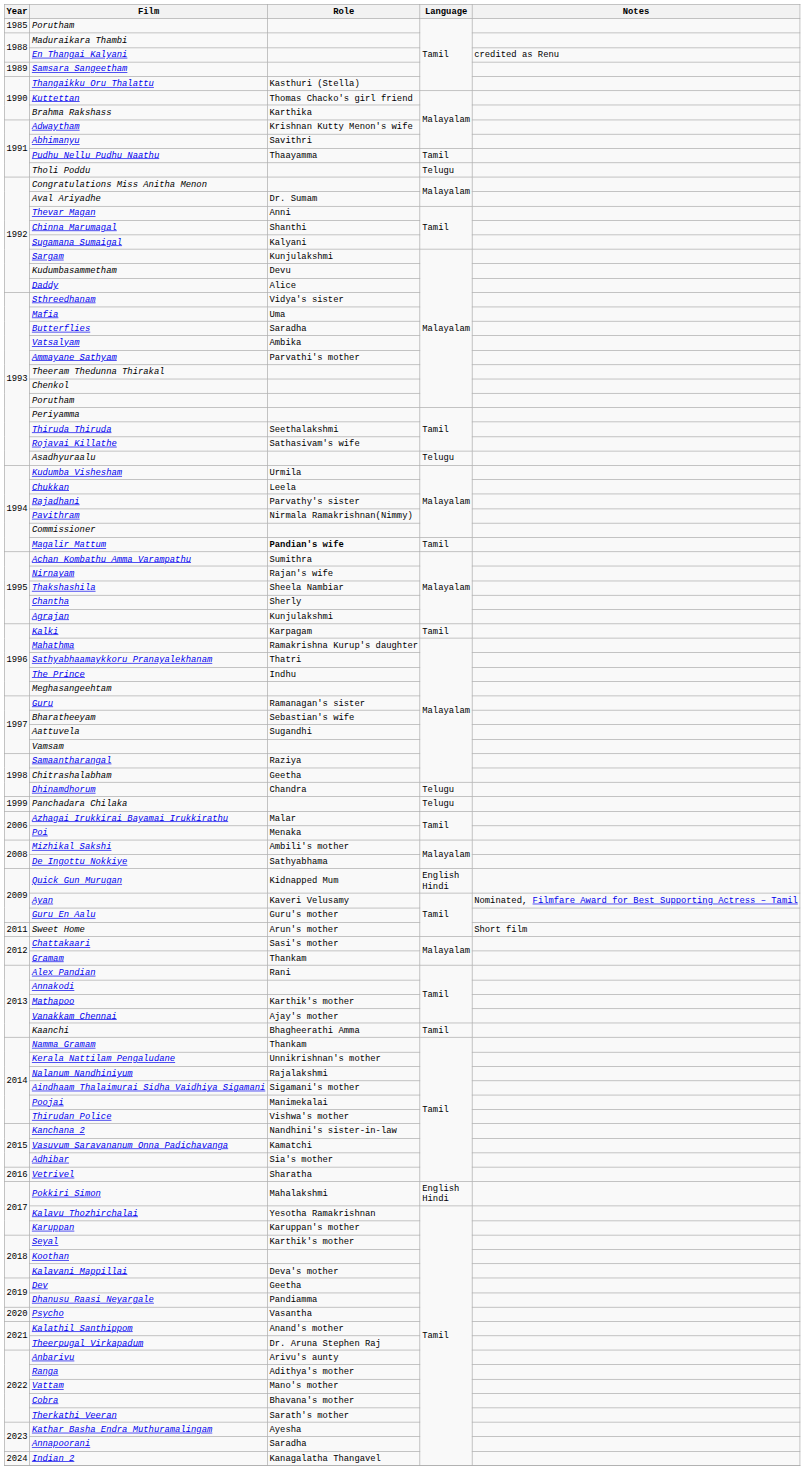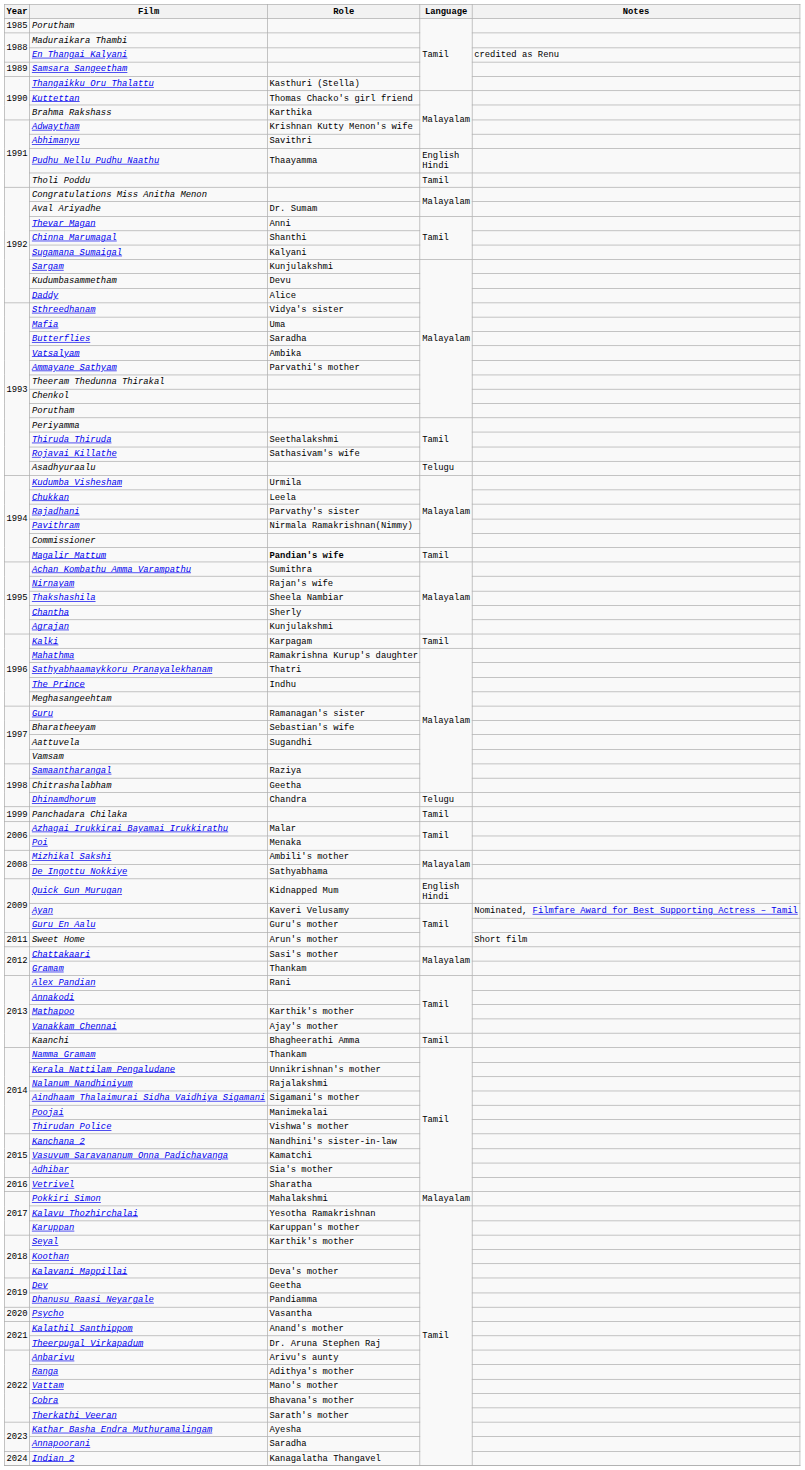(436, 156) Tamil -> (441, 161) English Hindi
(438, 170) Telugu -> (436, 180) Tamil
(438, 804) Telugu -> (436, 814) Tamil
(441, 1194) English Hindi -> (446, 1199) Malayalam
